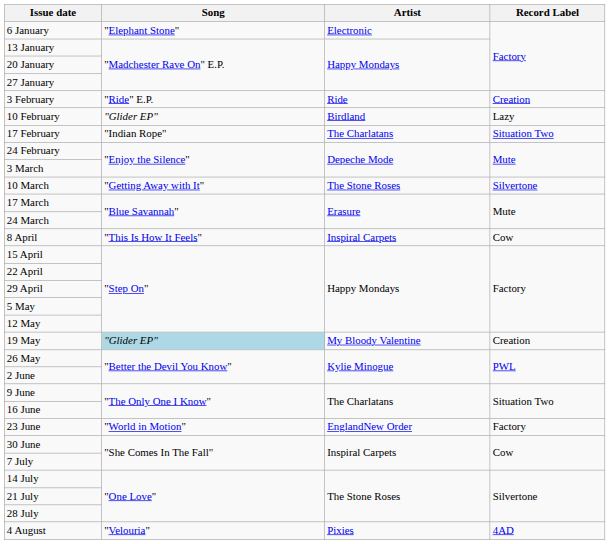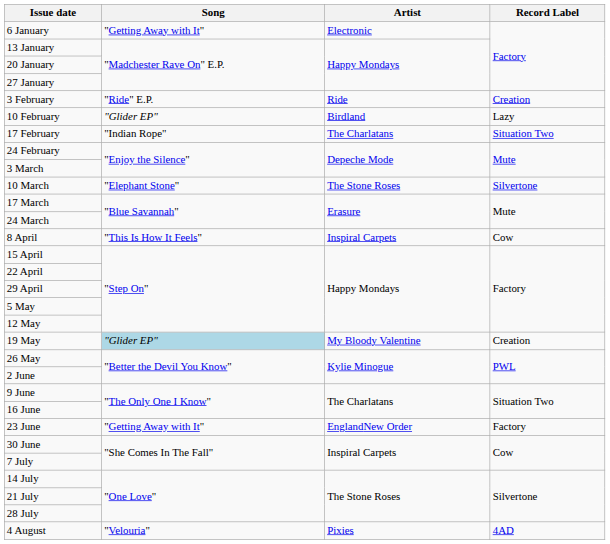(142, 30) "Elephant Stone" -> (154, 30) "Getting Away with It"
(154, 185) "Getting Away with It" -> (142, 185) "Elephant Stone"
(145, 427) "World in Motion" -> (154, 427) "Getting Away with It"
